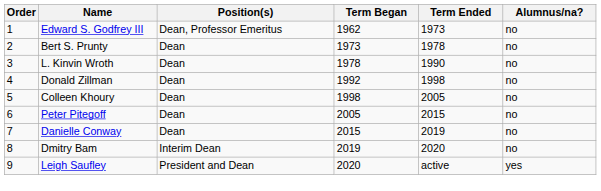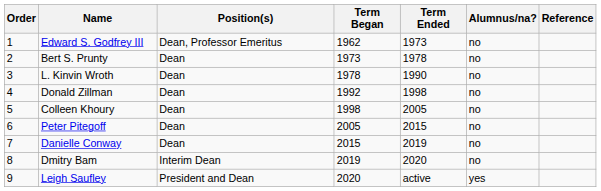+ column: (568, 19)
